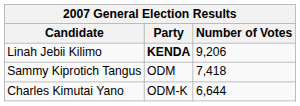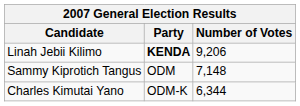(211, 71) 7,418 -> (211, 71) 7,148
(211, 91) 6,644 -> (211, 91) 6,344
